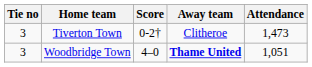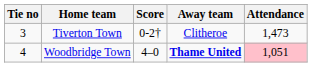(23, 52) 3 -> (23, 52) 4
(275, 52) no background -> (275, 52) pink background
